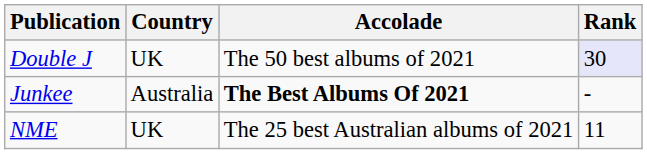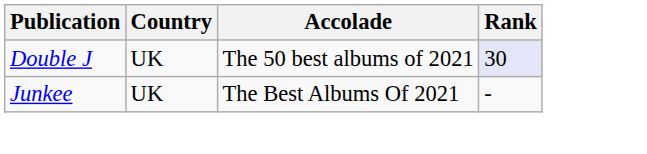(172, 93) Australia -> (147, 93) UK
(347, 93) bold -> (341, 93) normal
- row: (34, 129)
